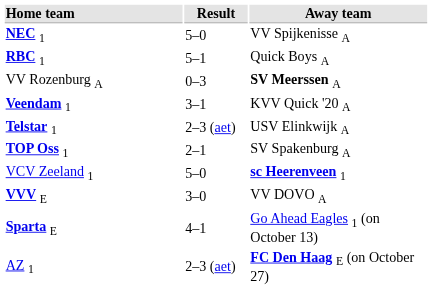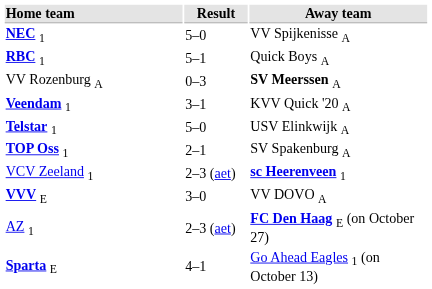(210, 127) 2–3 (aet) -> (196, 127) 5–0
(196, 173) 5–0 -> (210, 173) 2–3 (aet)
rows swapped: (31, 227) <-> (20, 266)
